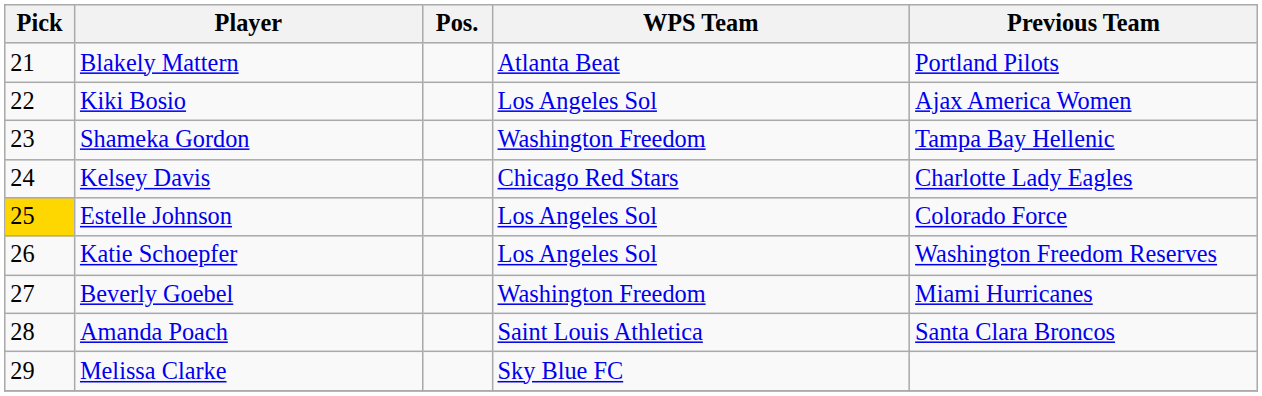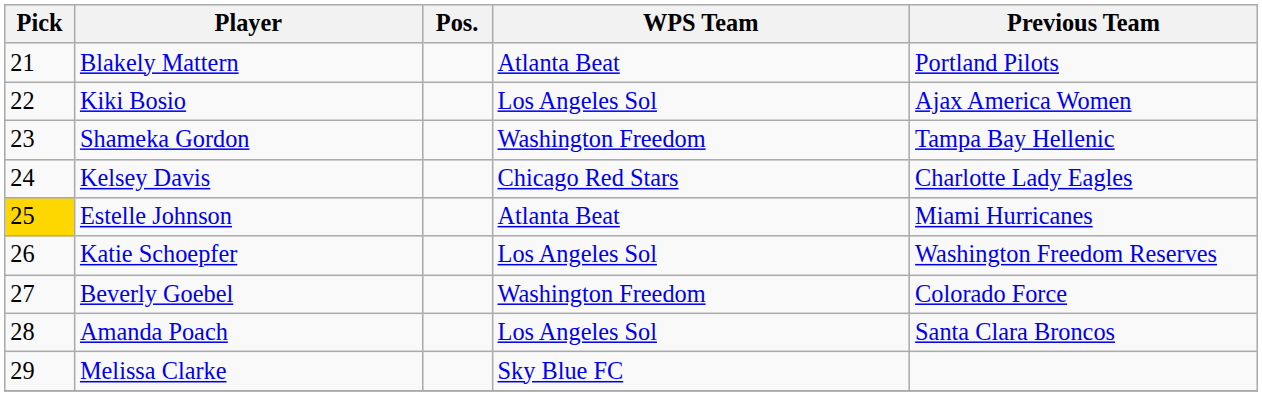(577, 216) Los Angeles Sol -> (559, 216) Atlanta Beat
(991, 216) Colorado Force -> (1004, 216) Miami Hurricanes
(1004, 293) Miami Hurricanes -> (991, 293) Colorado Force
(600, 332) Saint Louis Athletica -> (577, 332) Los Angeles Sol
